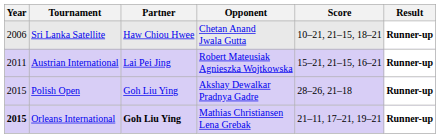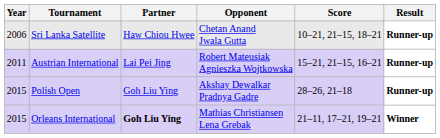(17, 119) bold -> (17, 119) normal
(410, 119) Runner-up -> (403, 119) Winner
